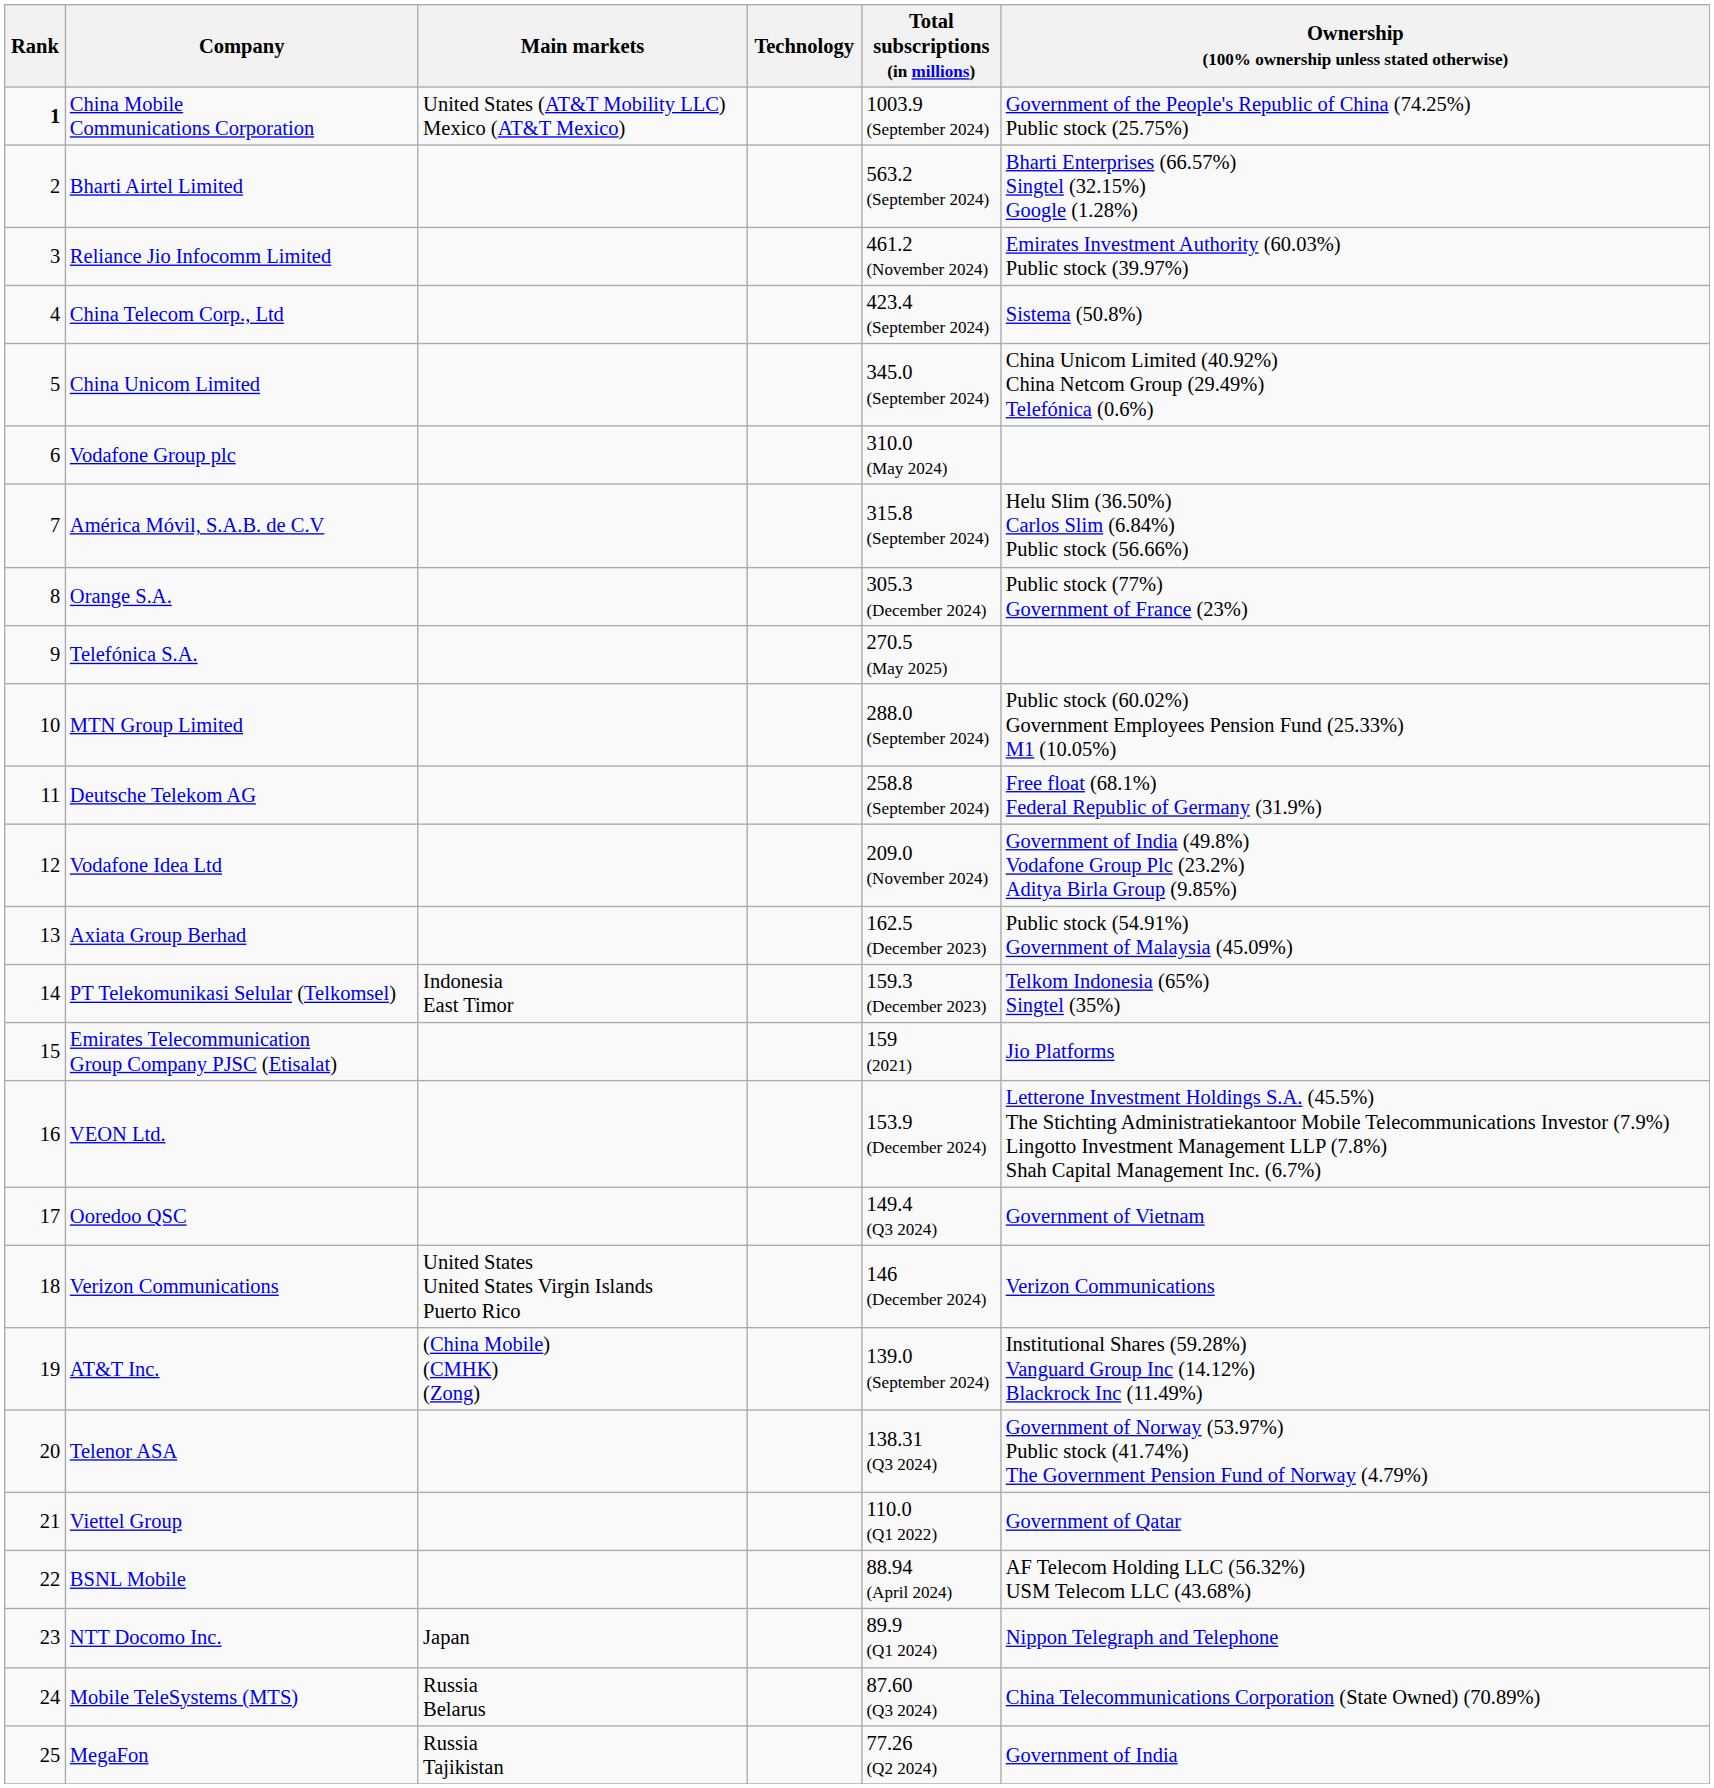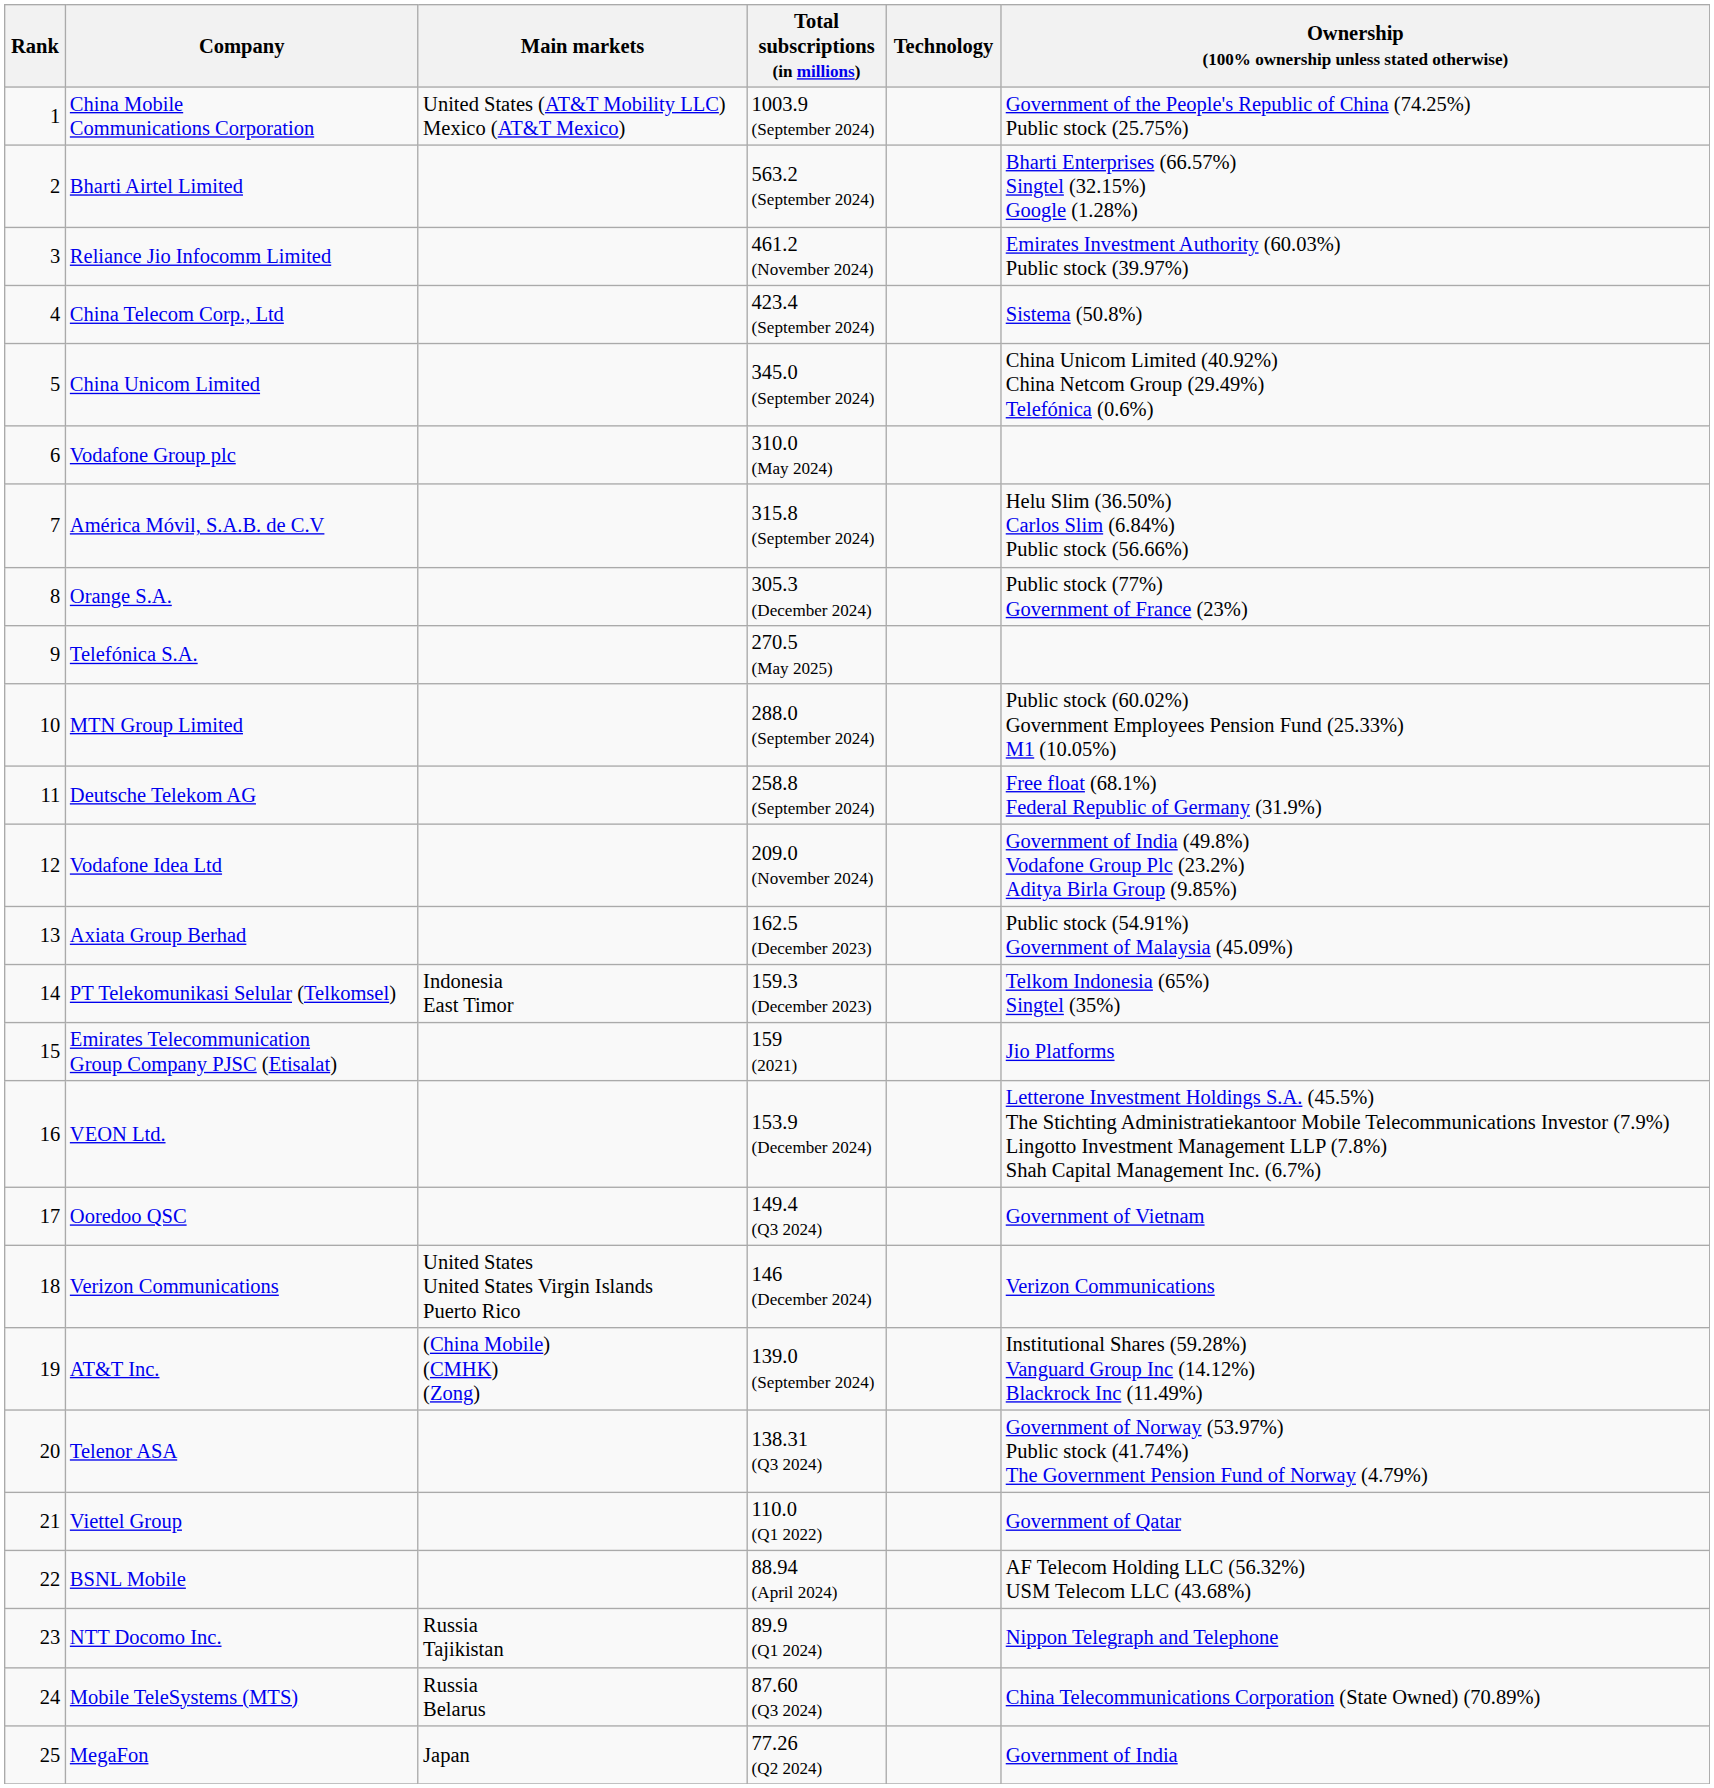columns swapped: (804, 45) <-> (931, 45)
(55, 116) bold -> (55, 116) normal
(446, 1638) Japan -> (463, 1638) Russia Tajikistan
(463, 1754) Russia Tajikistan -> (446, 1754) Japan
